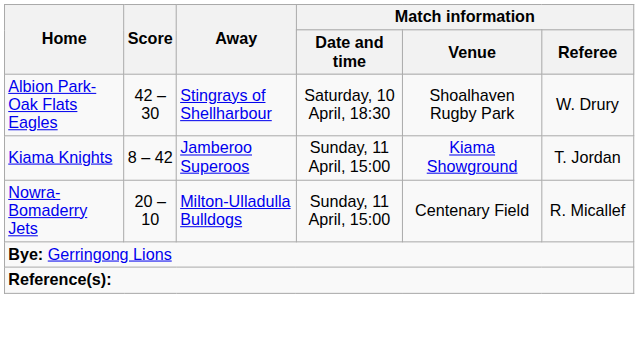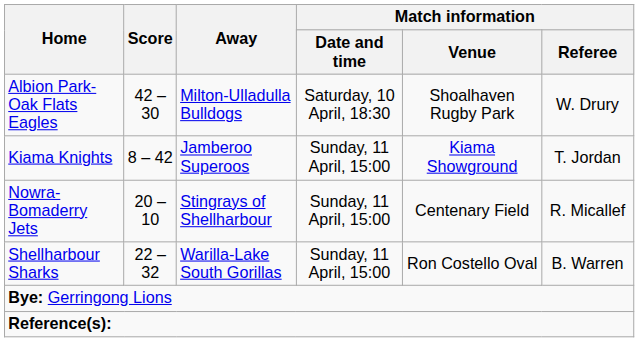(226, 104) Stingrays of Shellharbour -> (235, 104) Milton-Ulladulla Bulldogs
(235, 210) Milton-Ulladulla Bulldogs -> (226, 210) Stingrays of Shellharbour
+ row: (54, 263)
